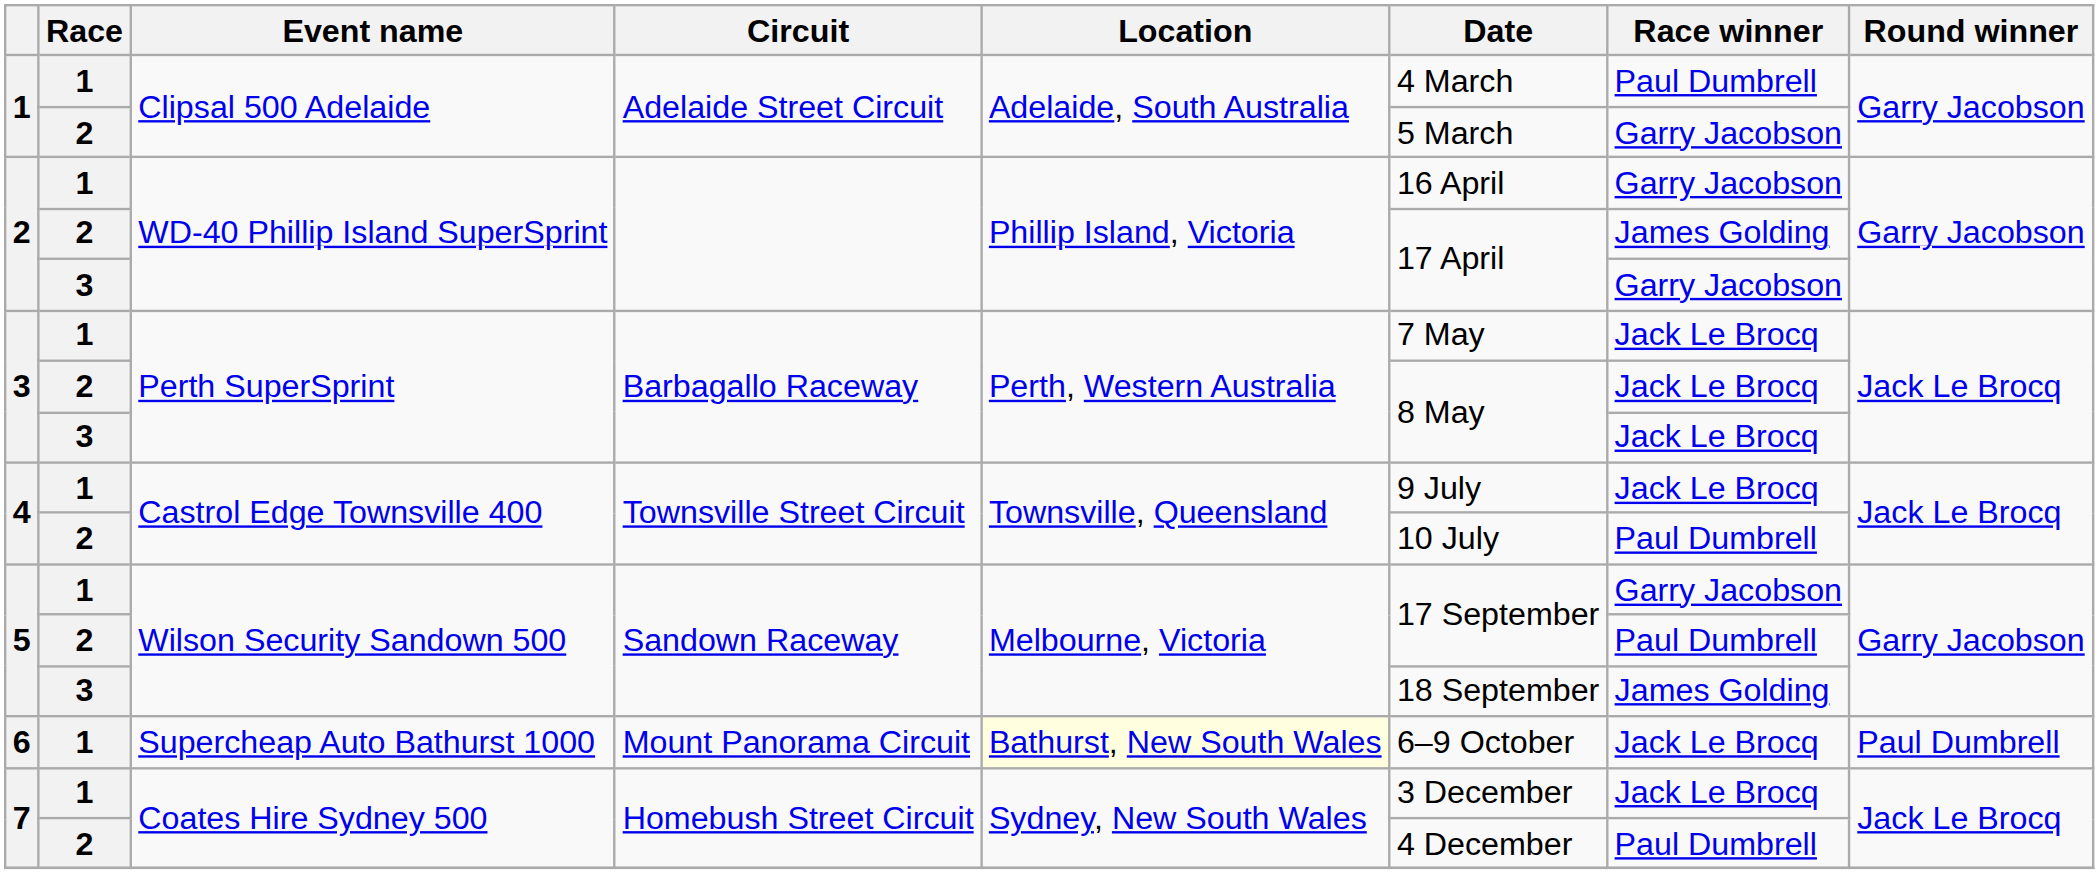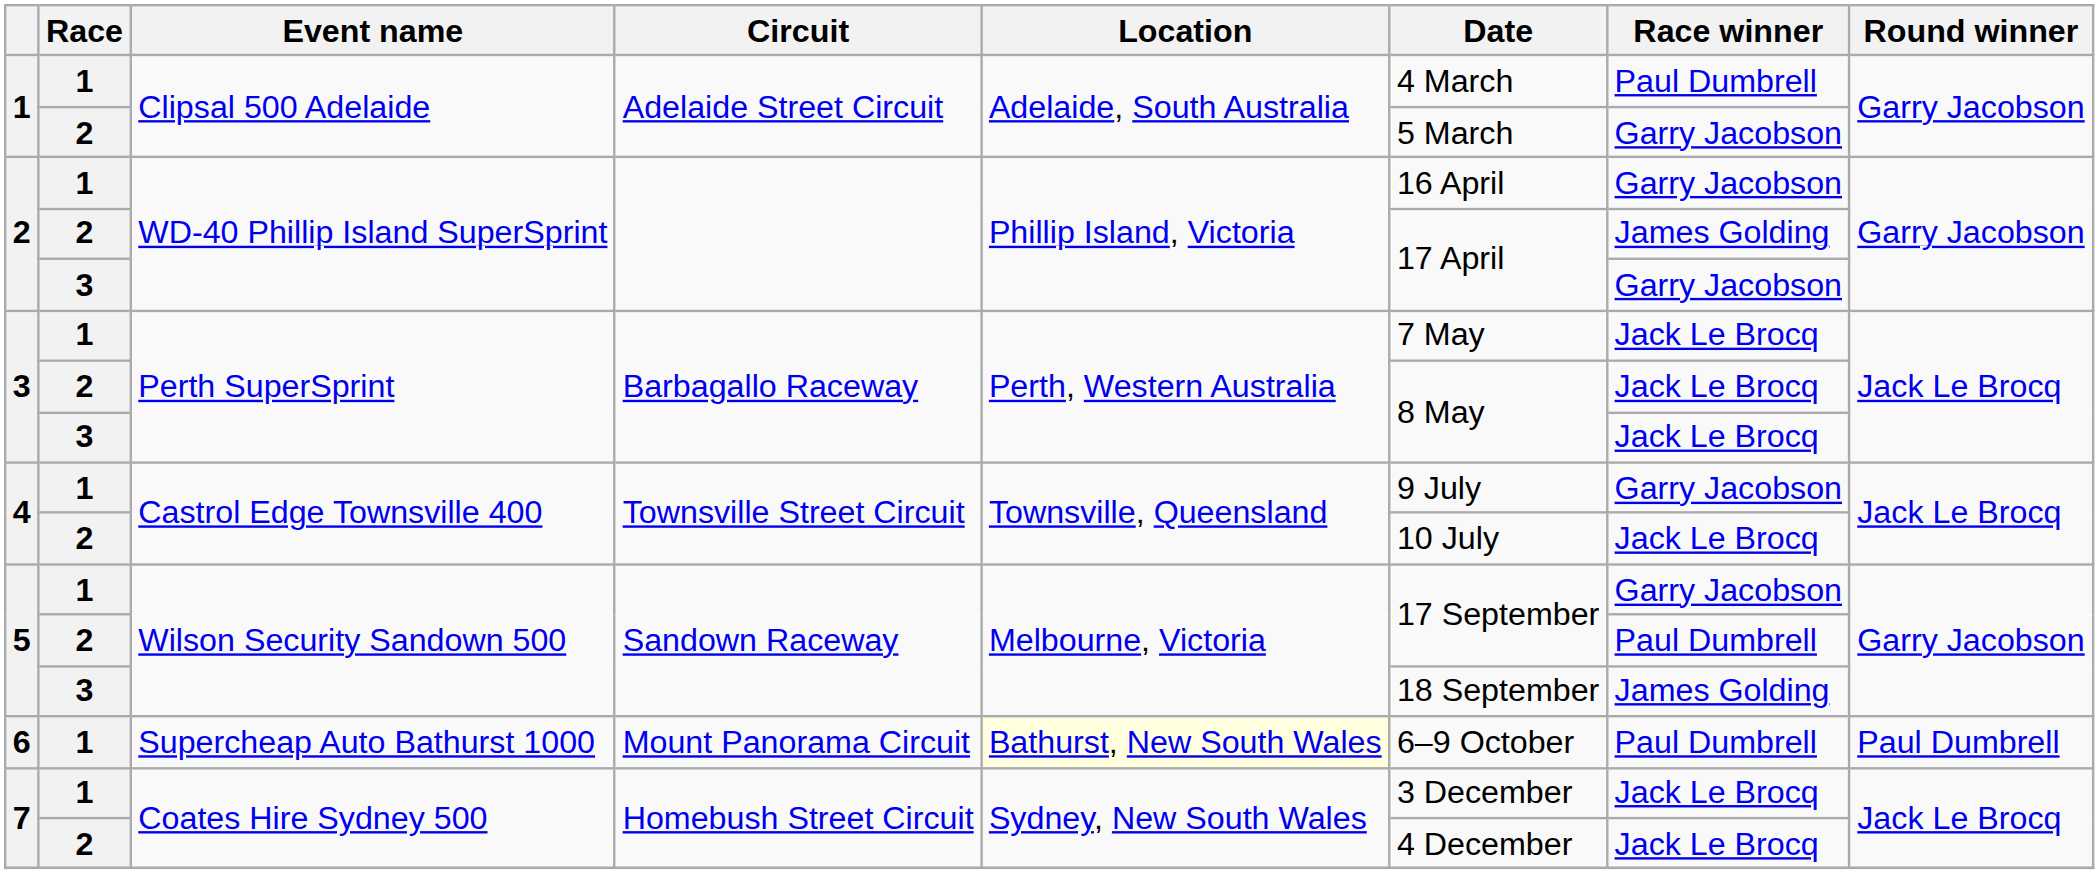(1717, 487) Jack Le Brocq -> (1728, 487) Garry Jacobson
(1716, 538) Paul Dumbrell -> (1717, 538) Jack Le Brocq
(1717, 741) Jack Le Brocq -> (1716, 741) Paul Dumbrell
(1716, 843) Paul Dumbrell -> (1717, 843) Jack Le Brocq
